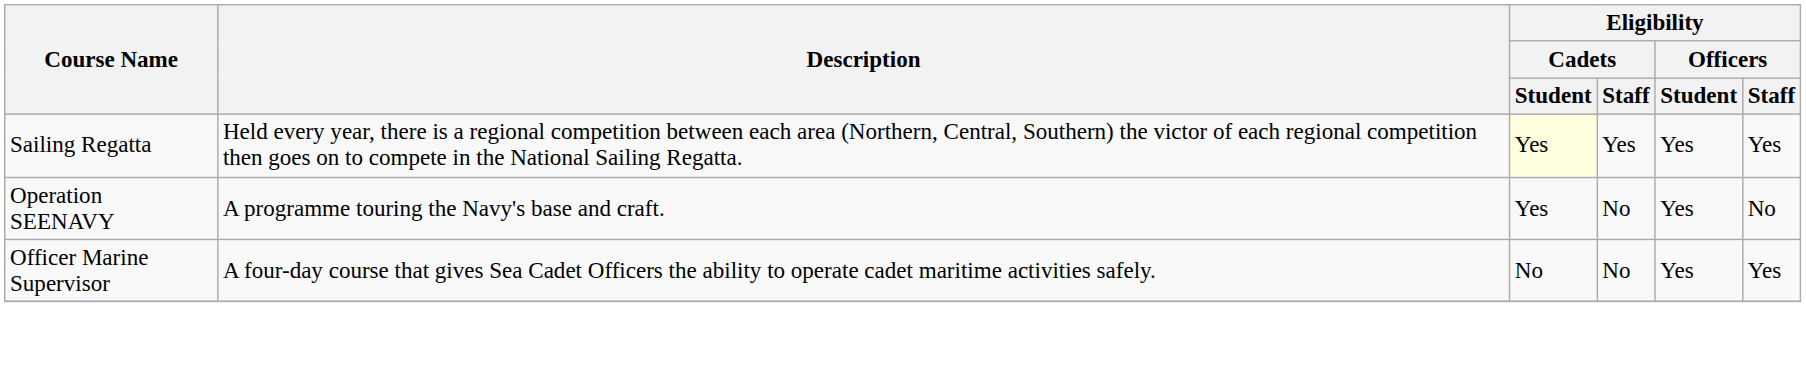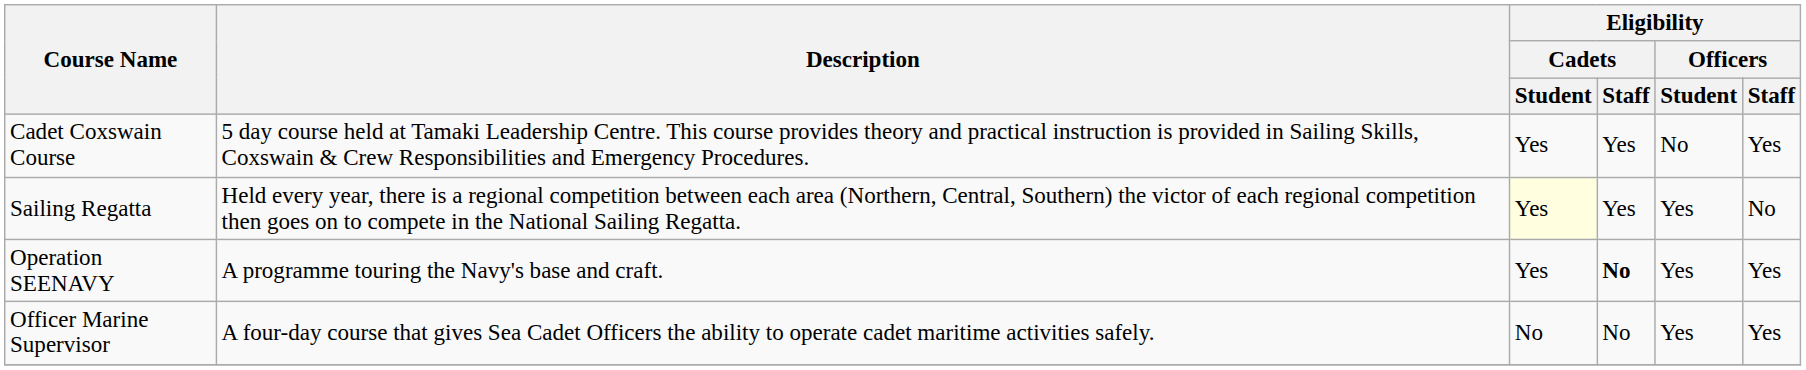+ row: (86, 145)
(1764, 145) Yes -> (1762, 207) No
(1616, 207) normal -> (1616, 270) bold
(1762, 207) No -> (1764, 270) Yes
